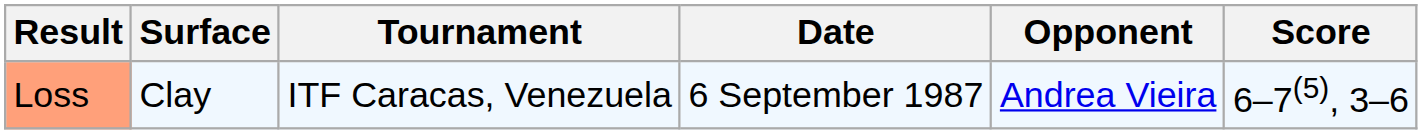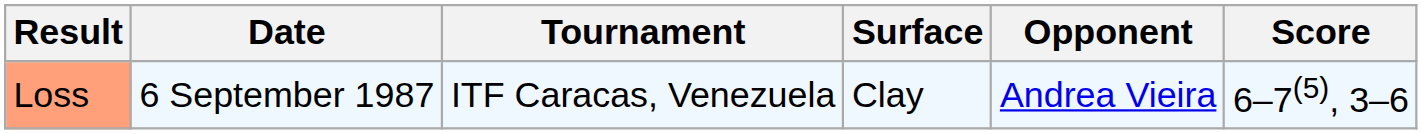columns swapped: (836, 32) <-> (205, 32)
